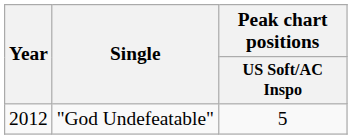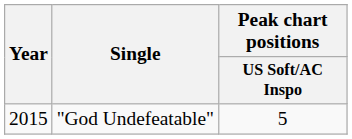(28, 118) 2012 -> (28, 118) 2015
